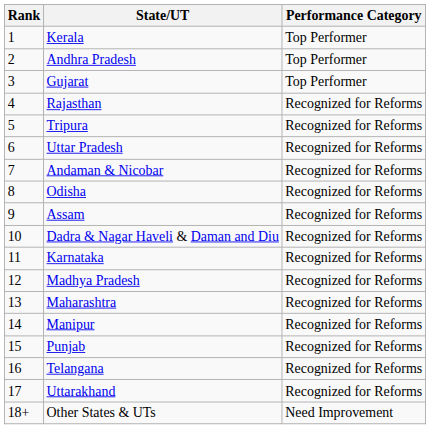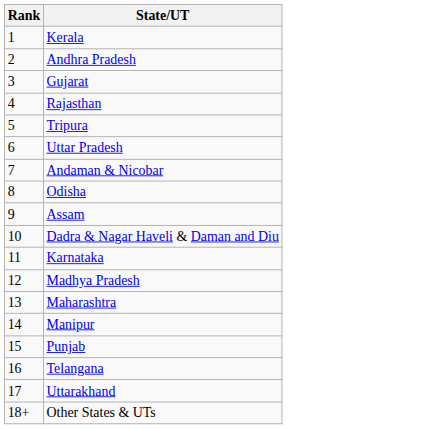- column: (354, 15)
